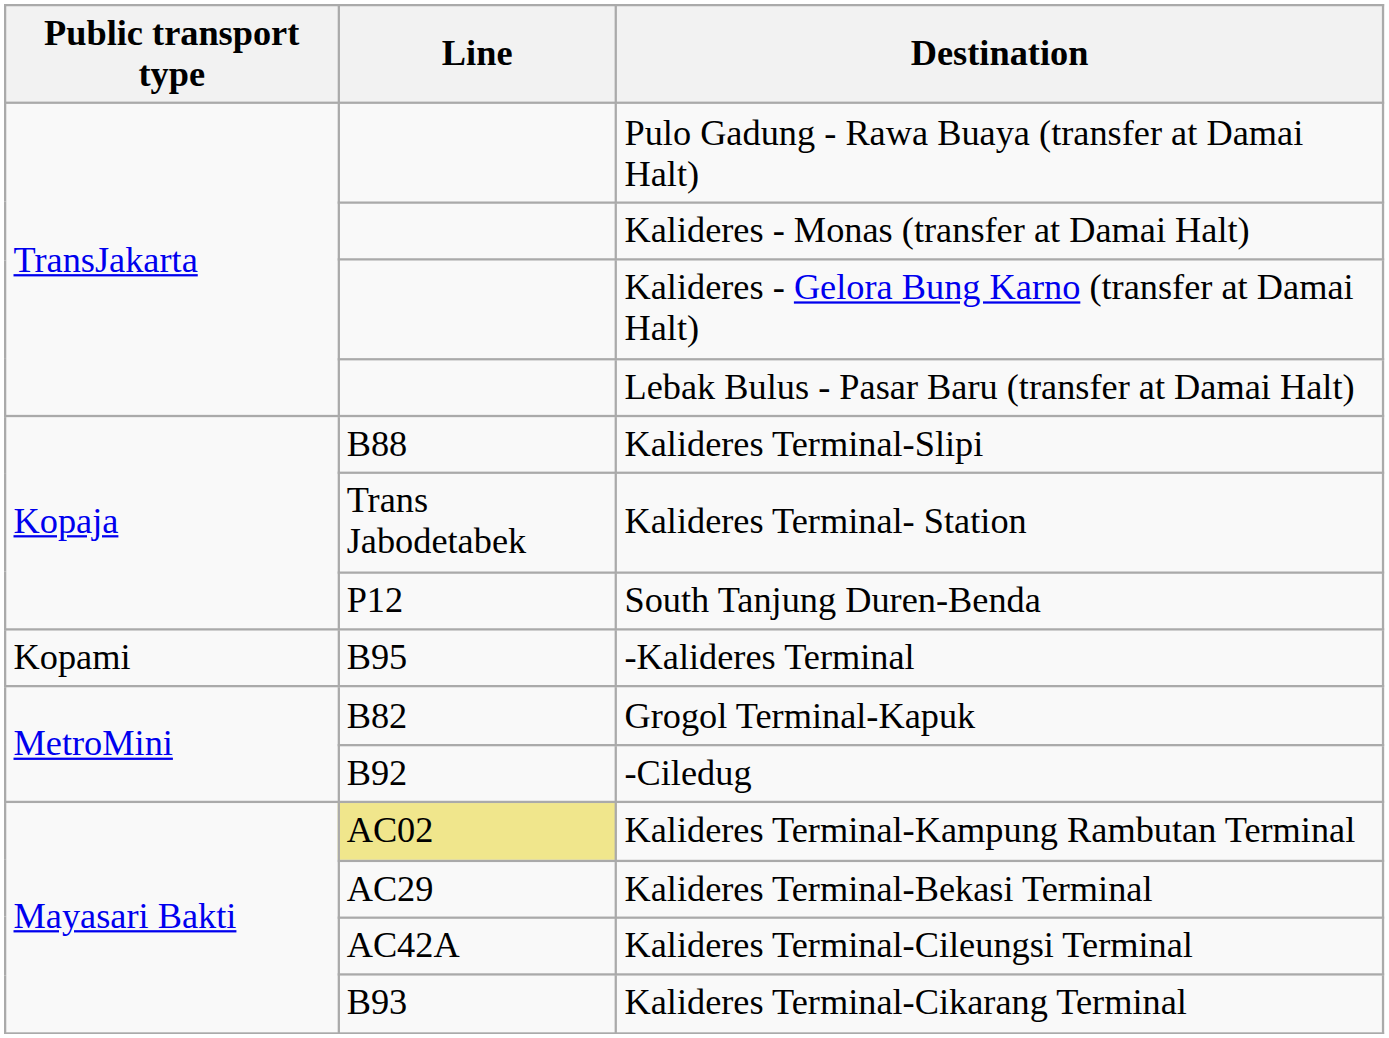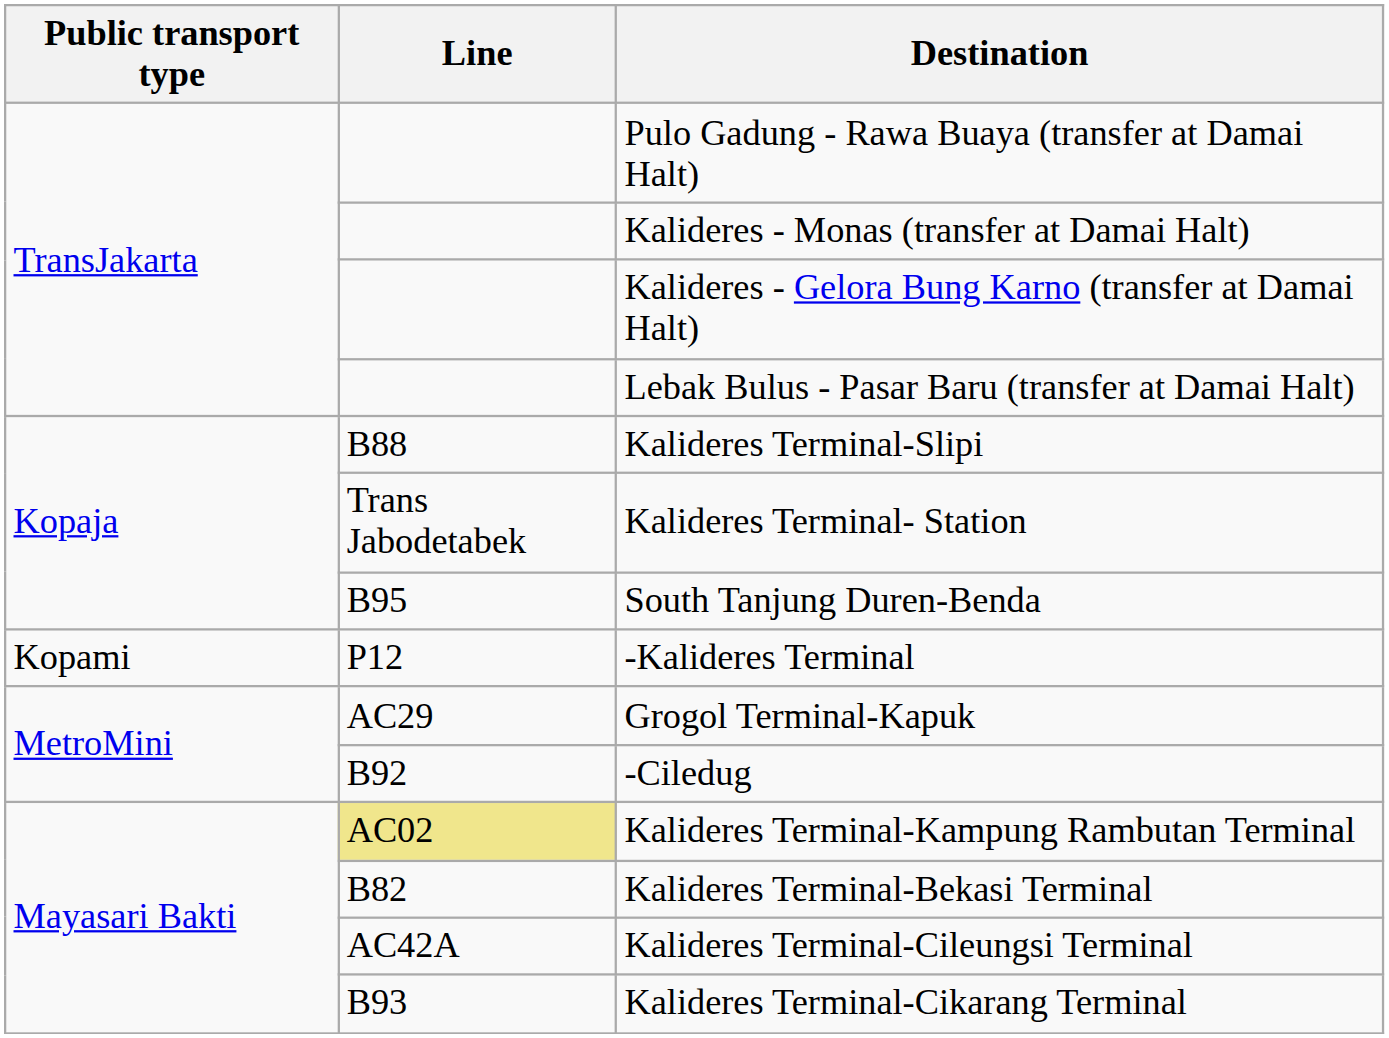(375, 599) P12 -> (377, 599) B95
(377, 657) B95 -> (375, 657) P12
(377, 715) B82 -> (390, 715) AC29
(390, 887) AC29 -> (377, 887) B82
